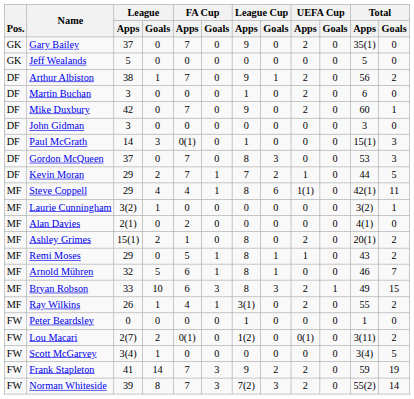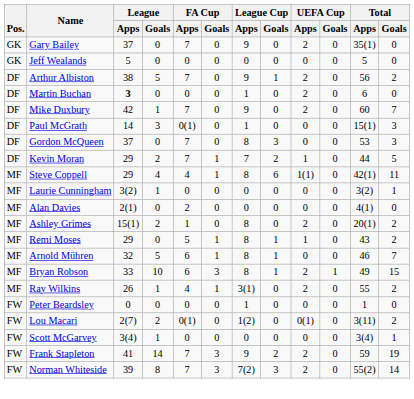(158, 77) 1 -> (158, 77) 5
(128, 93) normal -> (128, 93) bold
(158, 110) 0 -> (158, 110) 1
(394, 110) 1 -> (394, 110) 7
- row: (57, 126)
(276, 288) 3 -> (276, 272) 1
(394, 353) 5 -> (394, 337) 1
